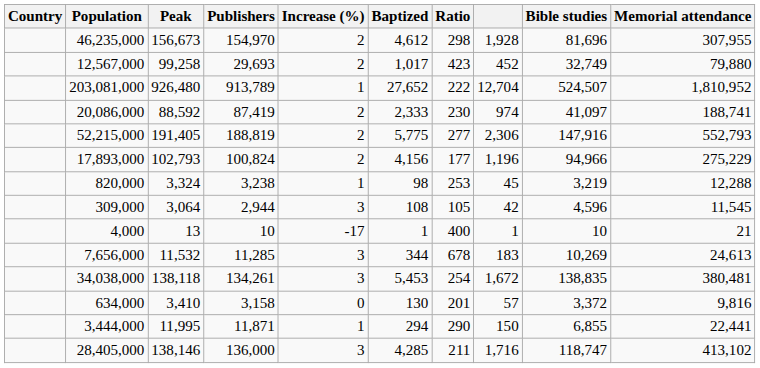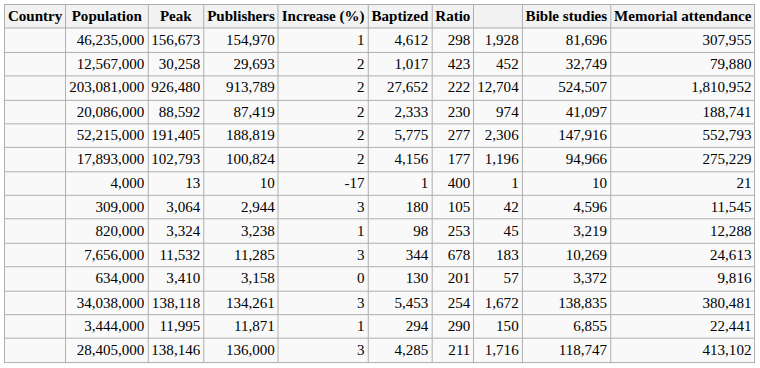(361, 40) 2 -> (361, 40) 1
(180, 64) 99,258 -> (180, 64) 30,258
(361, 87) 1 -> (361, 87) 2
rows swapped: (127, 231) <-> (120, 183)
(417, 207) 108 -> (417, 207) 180
rows swapped: (111, 278) <-> (120, 302)
